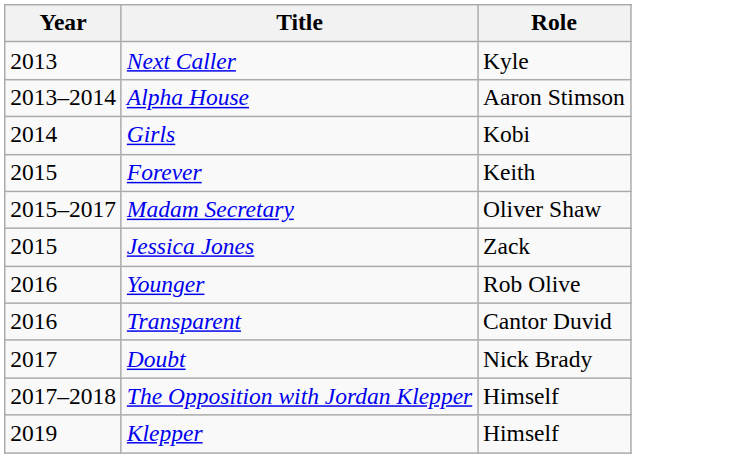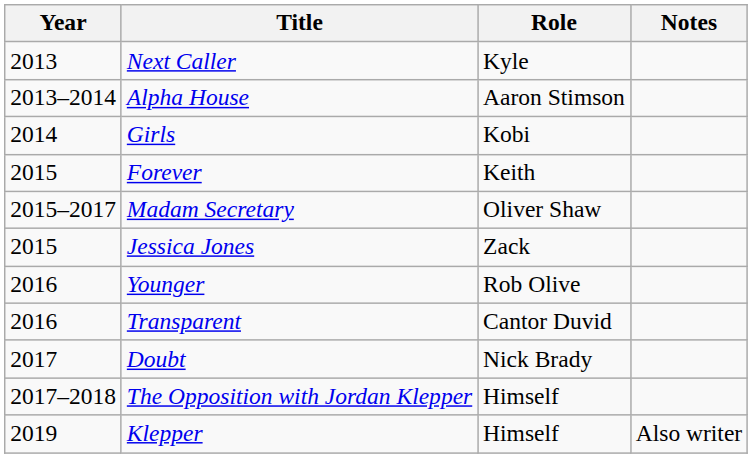+ column: (689, 23)
